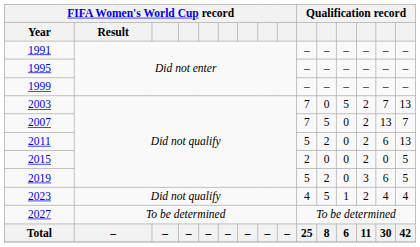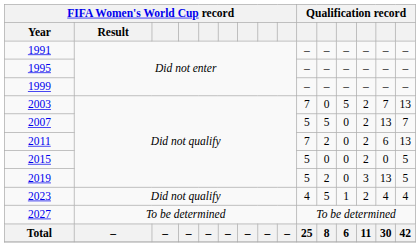(307, 123) 7 -> (307, 123) 5
(307, 141) 5 -> (307, 141) 7
(307, 159) 2 -> (307, 159) 5
(386, 178) 6 -> (386, 178) 13
